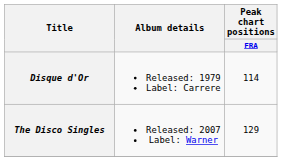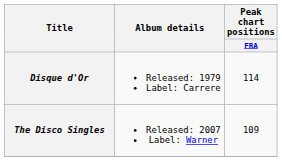(251, 130) 129 -> (251, 130) 109
